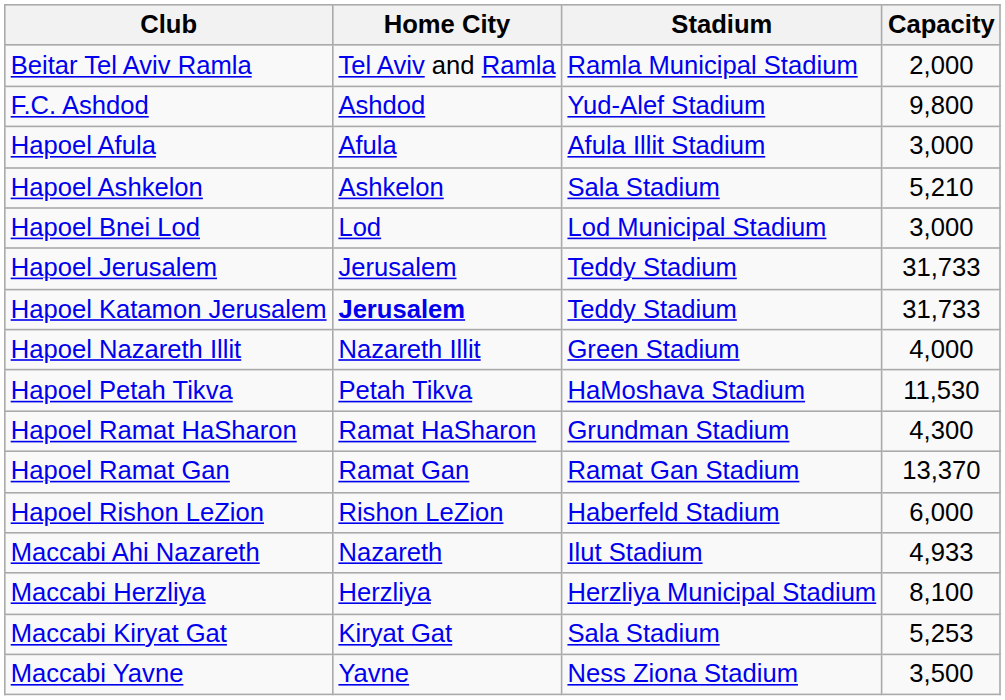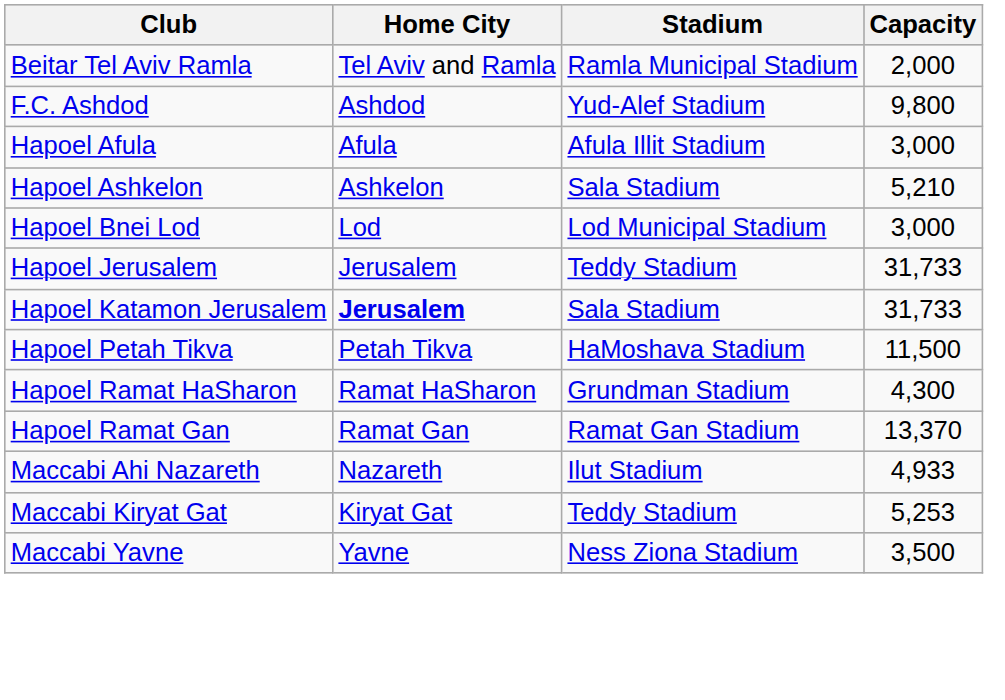(652, 308) Teddy Stadium -> (644, 308) Sala Stadium
- row: (126, 349)
(941, 390) 11,530 -> (923, 349) 11,500
- row: (137, 512)
- row: (108, 593)
(644, 633) Sala Stadium -> (652, 512) Teddy Stadium
